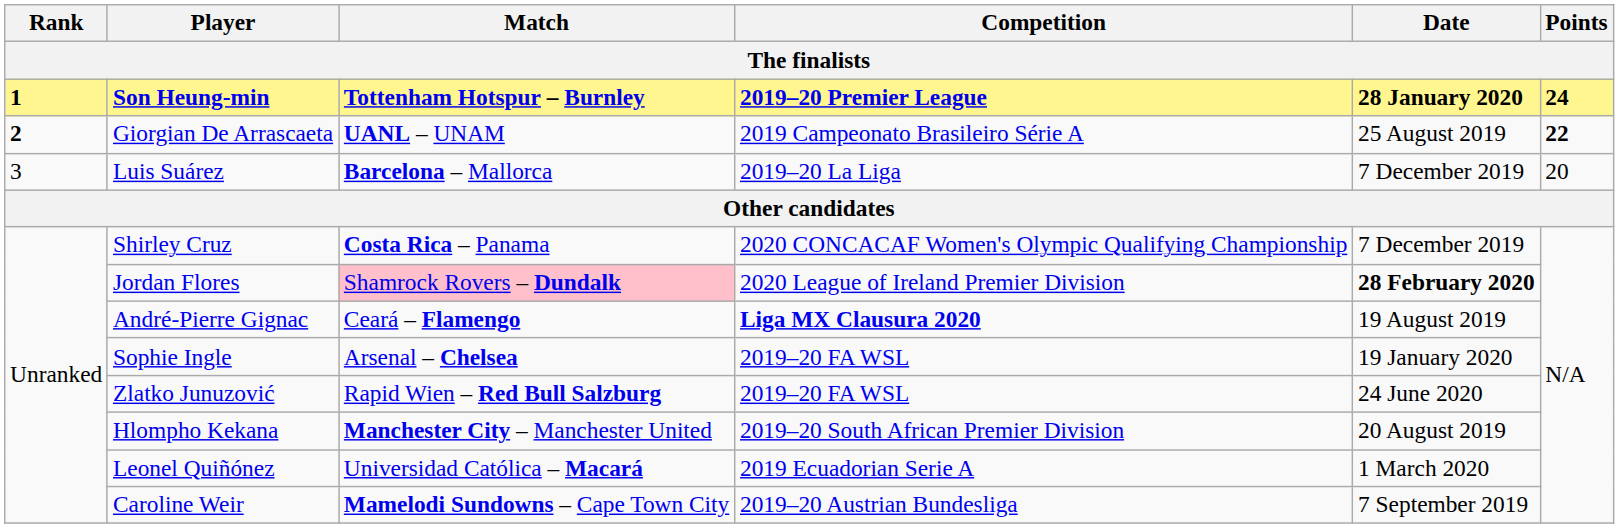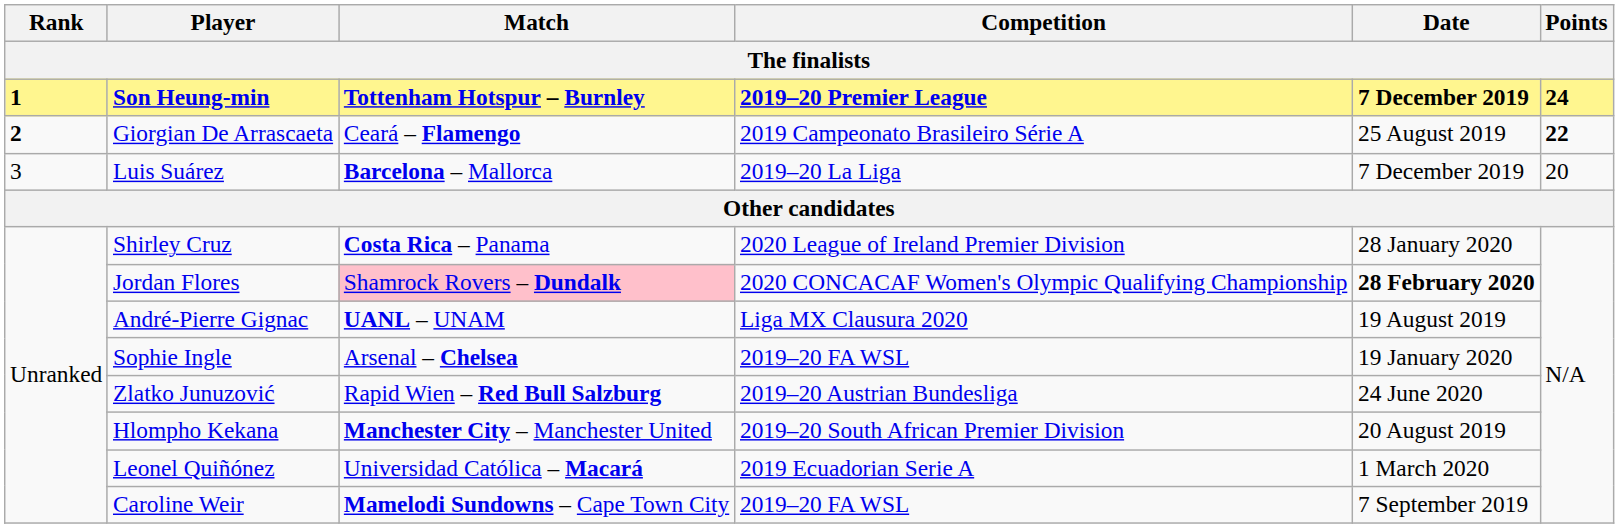(1441, 97) 28 January 2020 -> (1443, 97) 7 December 2019
(424, 134) UANL – UNAM -> (432, 134) Ceará – Flamengo
(1044, 245) 2020 CONCACAF Women's Olympic Qualifying Championship -> (932, 245) 2020 League of Ireland Premier Division
(1441, 245) 7 December 2019 -> (1435, 245) 28 January 2020
(932, 282) 2020 League of Ireland Premier Division -> (1044, 282) 2020 CONCACAF Women's Olympic Qualifying Championship
(432, 319) Ceará – Flamengo -> (424, 319) UANL – UNAM
(860, 319) bold -> (854, 319) normal
(825, 393) 2019–20 FA WSL -> (879, 393) 2019–20 Austrian Bundesliga
(879, 504) 2019–20 Austrian Bundesliga -> (825, 504) 2019–20 FA WSL
